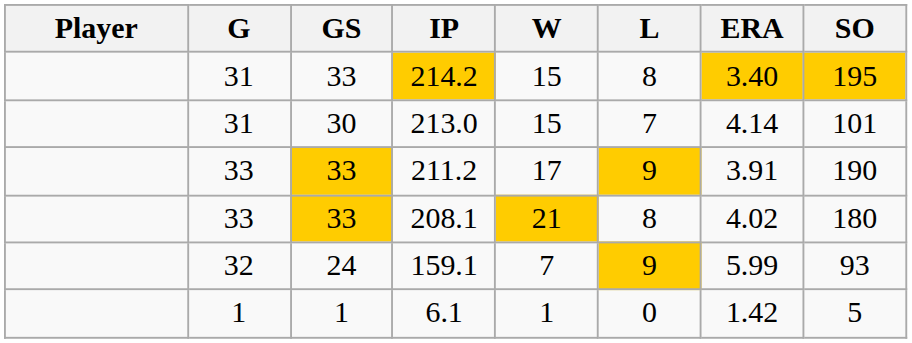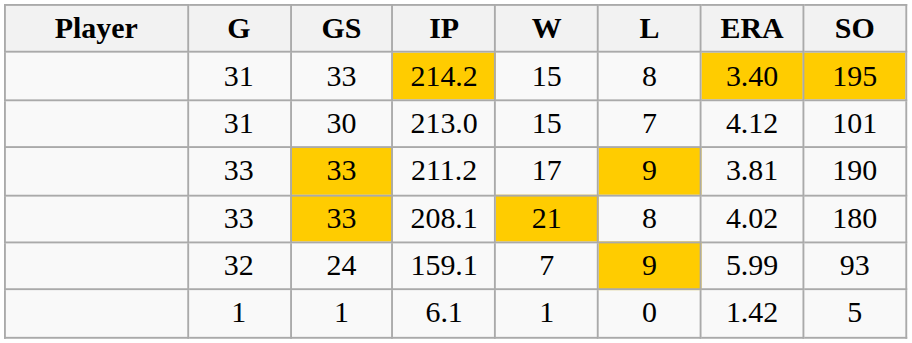(752, 123) 4.14 -> (752, 123) 4.12
(752, 170) 3.91 -> (752, 170) 3.81
